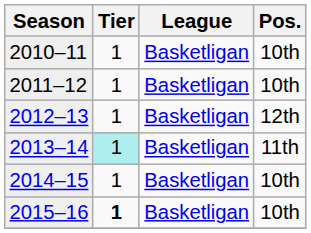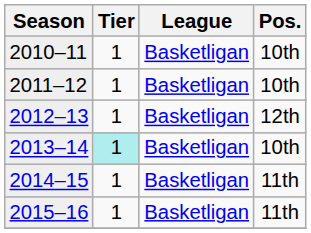(280, 148) 11th -> (280, 148) 10th
(280, 180) 10th -> (280, 180) 11th
(116, 212) bold -> (116, 212) normal
(280, 212) 10th -> (280, 212) 11th
